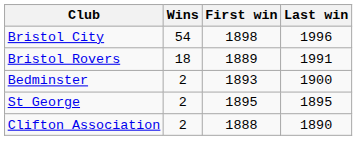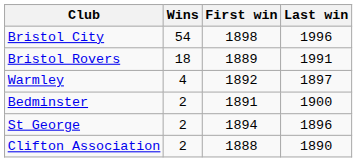+ row: (36, 81)
(241, 81) 1893 -> (241, 103) 1891
(241, 103) 1895 -> (241, 125) 1894
(316, 103) 1895 -> (316, 125) 1896
